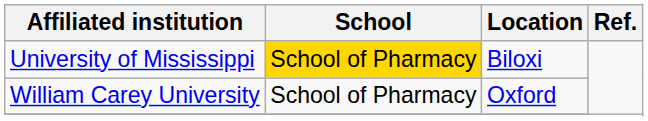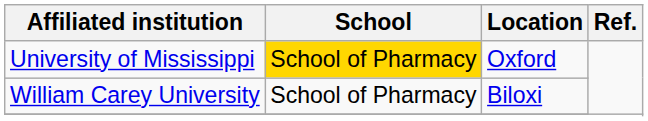(515, 59) Biloxi -> (522, 59) Oxford
(522, 95) Oxford -> (515, 95) Biloxi
